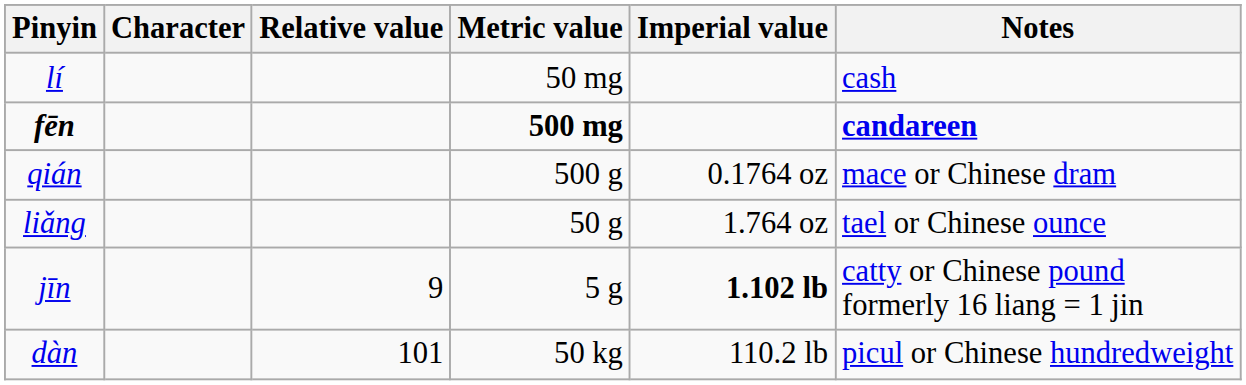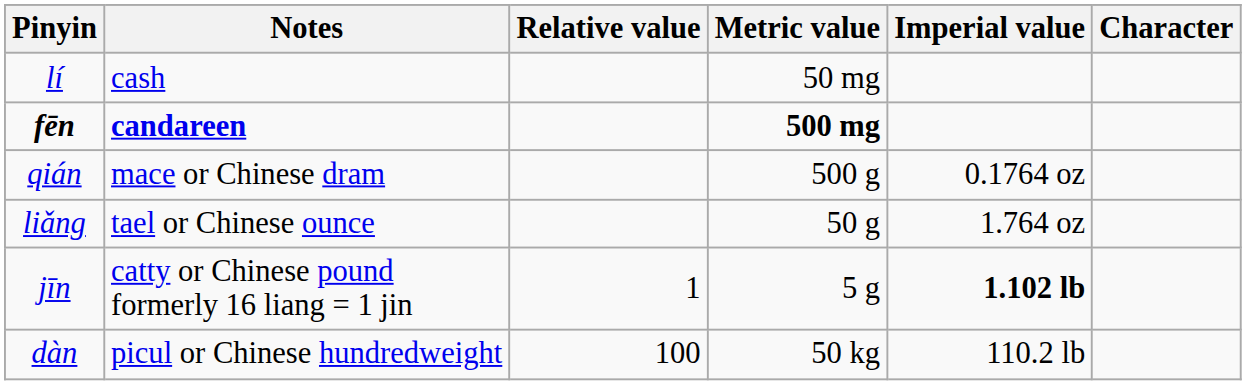columns swapped: (178, 28) <-> (1038, 28)
(436, 288) 9 -> (693, 288) 1
(420, 353) 101 -> (678, 353) 100
